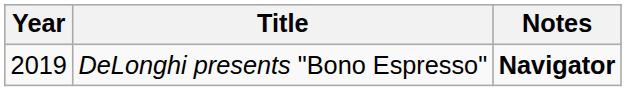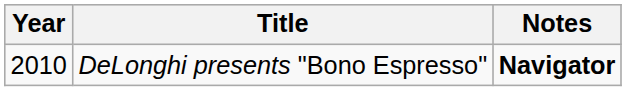(39, 64) 2019 -> (39, 64) 2010
